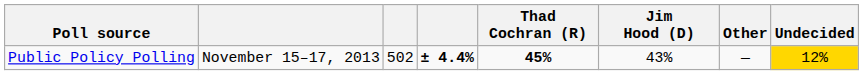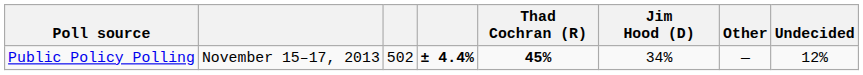(659, 58) 43% -> (659, 58) 34%
(815, 58) gold background -> (815, 58) no background
